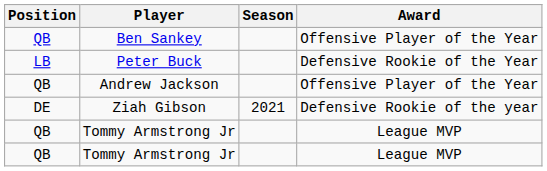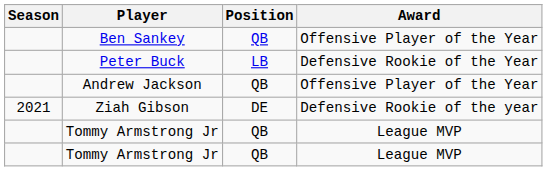columns swapped: (268, 16) <-> (42, 16)
